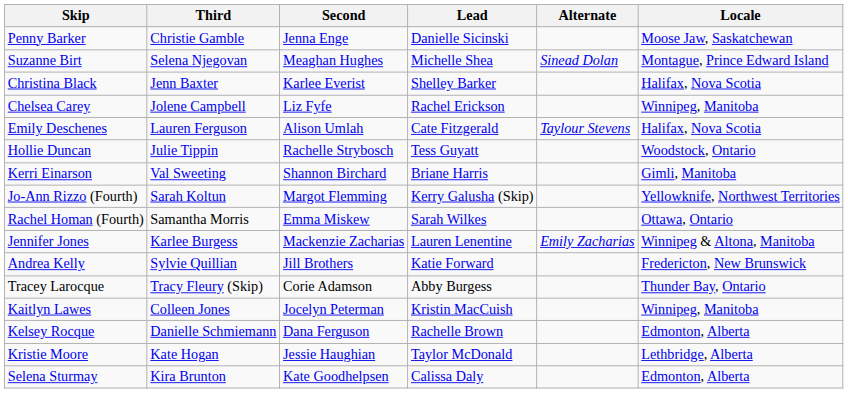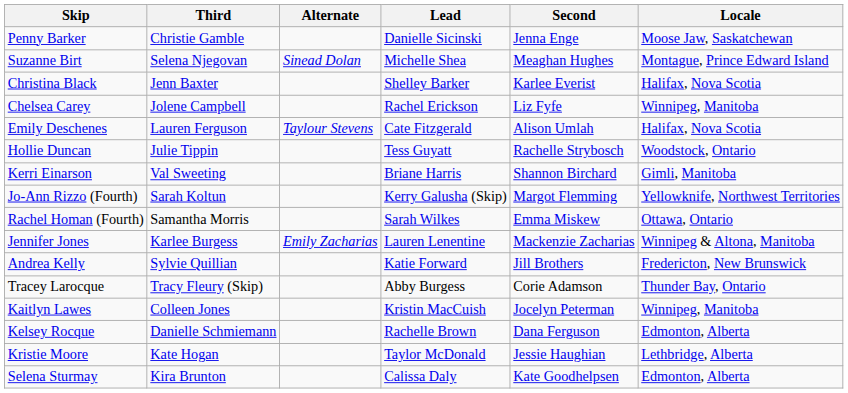columns swapped: (344, 15) <-> (587, 15)
